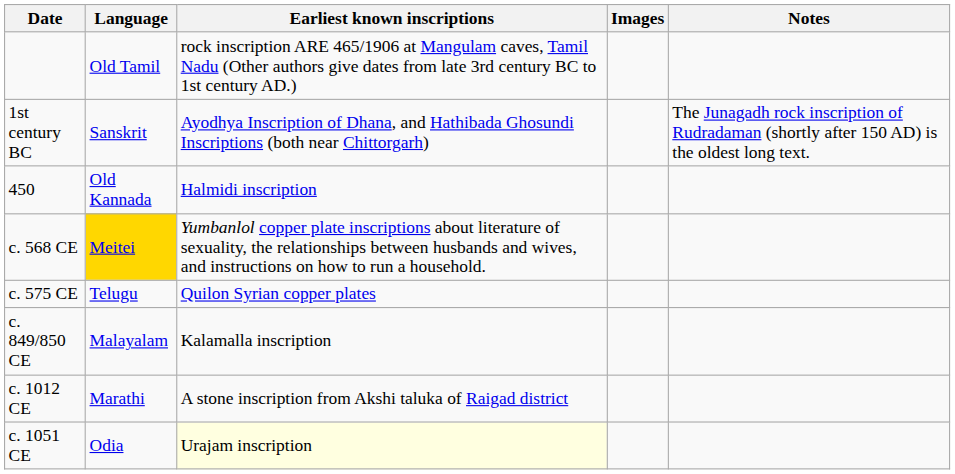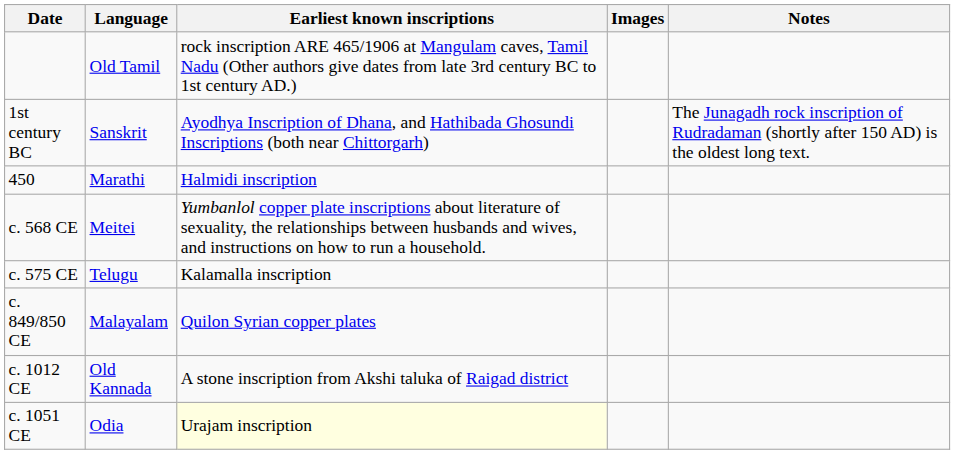(121, 189) Old Kannada -> (117, 179) Marathi
(112, 246) gold background -> (112, 227) no background
(278, 293) Quilon Syrian copper plates -> (256, 274) Kalamalla inscription
(256, 341) Kalamalla inscription -> (278, 321) Quilon Syrian copper plates
(117, 398) Marathi -> (121, 378) Old Kannada
